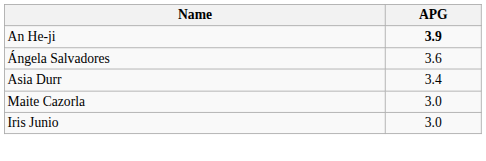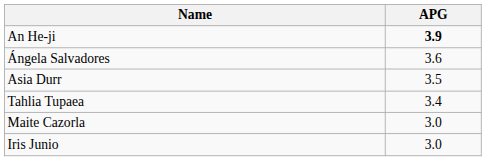(433, 79) 3.4 -> (433, 79) 3.5
+ row: (46, 101)
